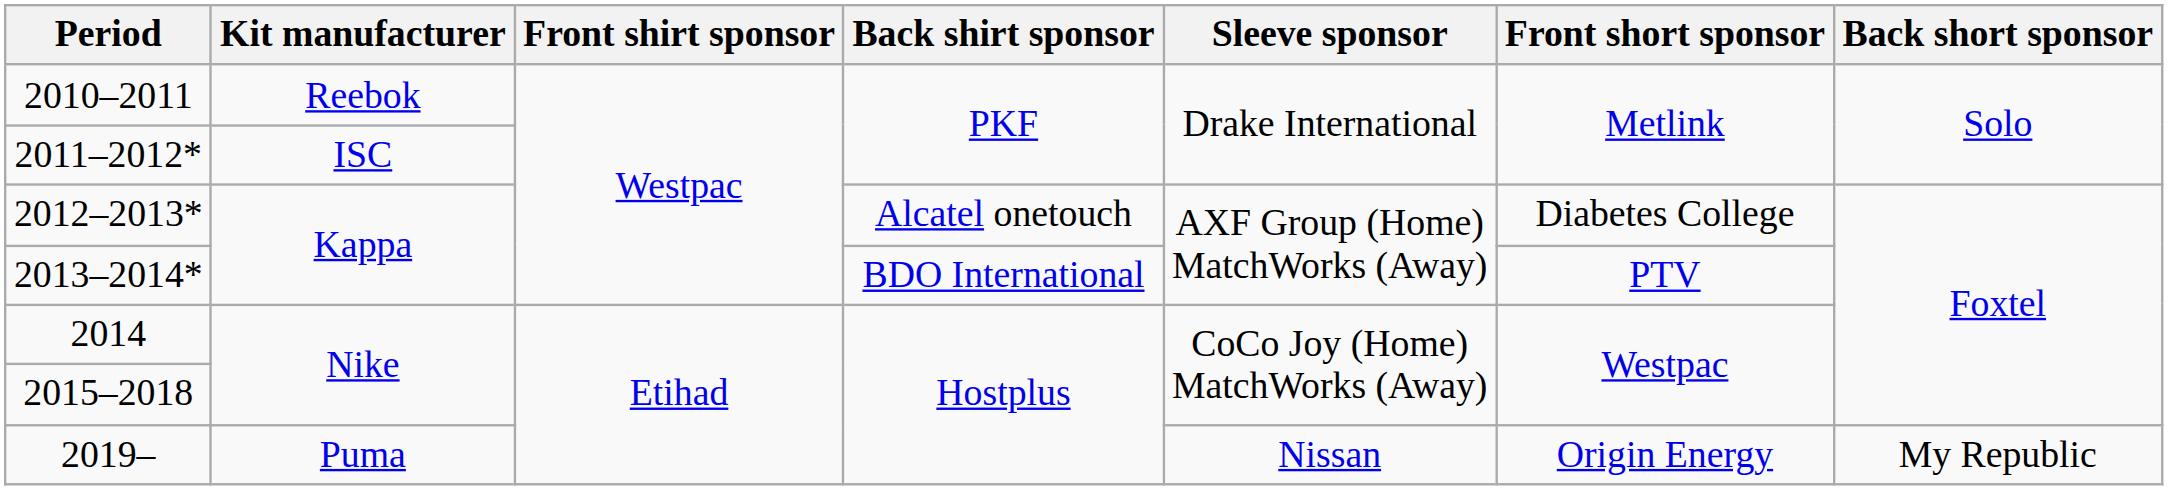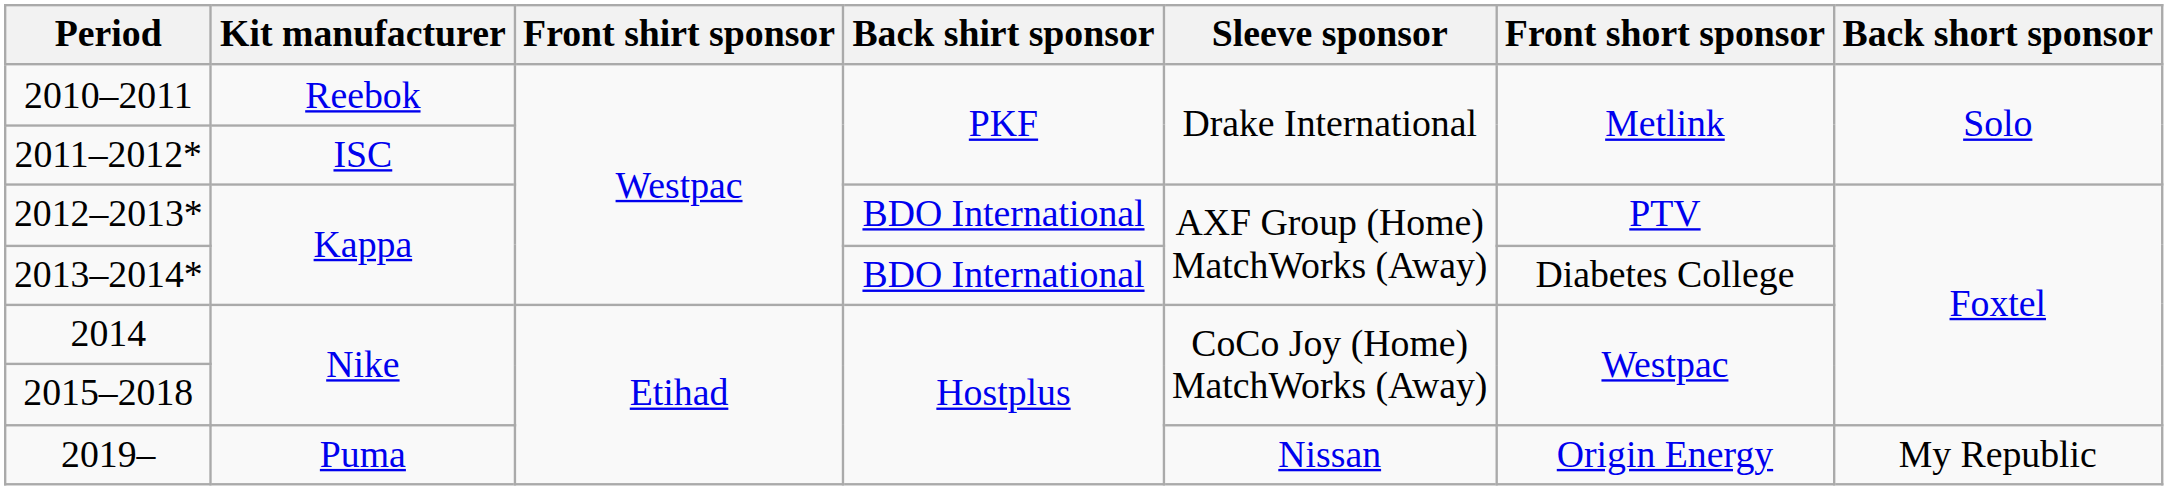(1003, 214) Alcatel onetouch -> (1003, 214) BDO International
(1665, 214) Diabetes College -> (1665, 214) PTV
(1665, 273) PTV -> (1665, 273) Diabetes College
